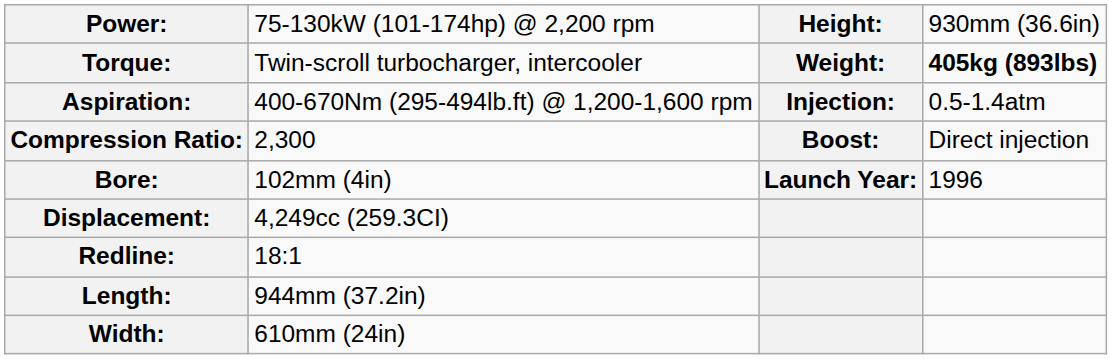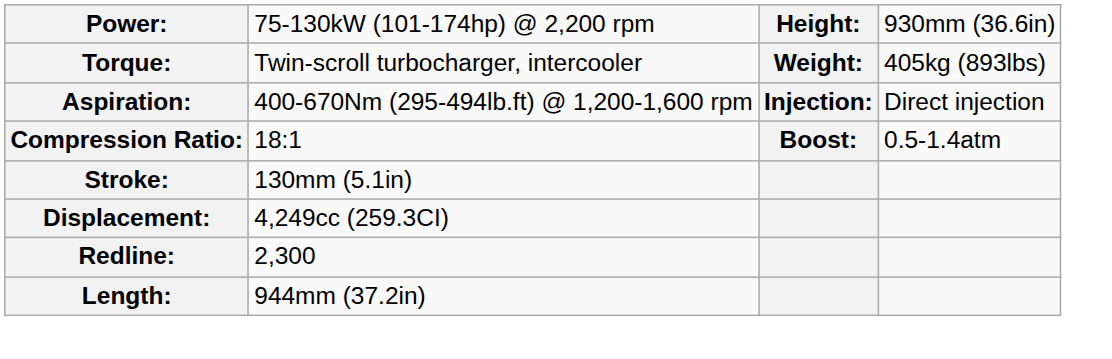(1013, 62) bold -> (965, 62) normal
(987, 101) 0.5-1.4atm -> (964, 101) Direct injection
(285, 140) 2,300 -> (278, 140) 18:1
(1009, 140) Direct injection -> (943, 140) 0.5-1.4atm
- row: (127, 179)
+ row: (127, 179)
(278, 256) 18:1 -> (285, 256) 2,300
- row: (127, 334)
